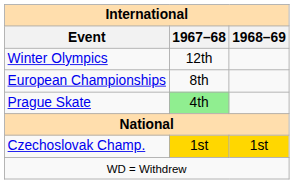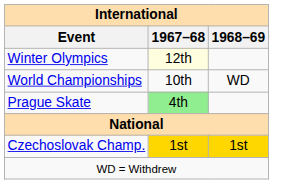(199, 59) no background -> (178, 59) lightyellow background
+ row: (75, 80)
- row: (87, 80)
